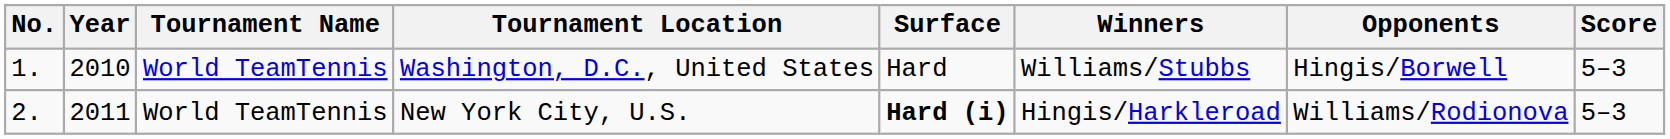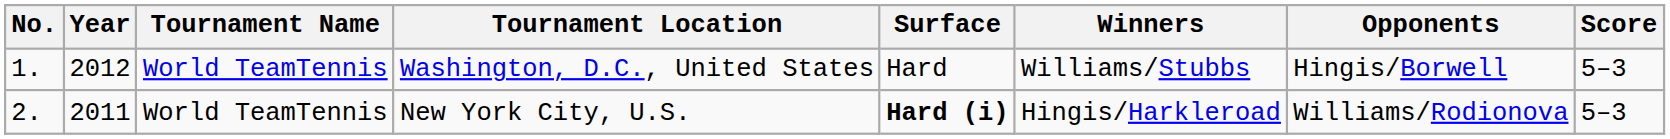(100, 69) 2010 -> (100, 69) 2012
